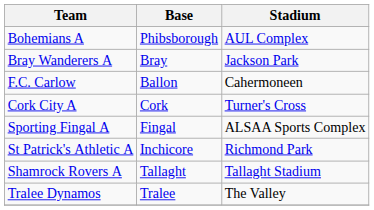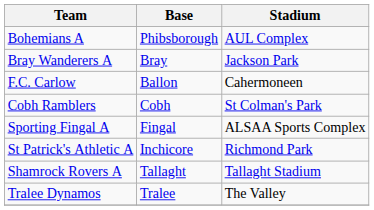+ row: (52, 104)
- row: (42, 104)
